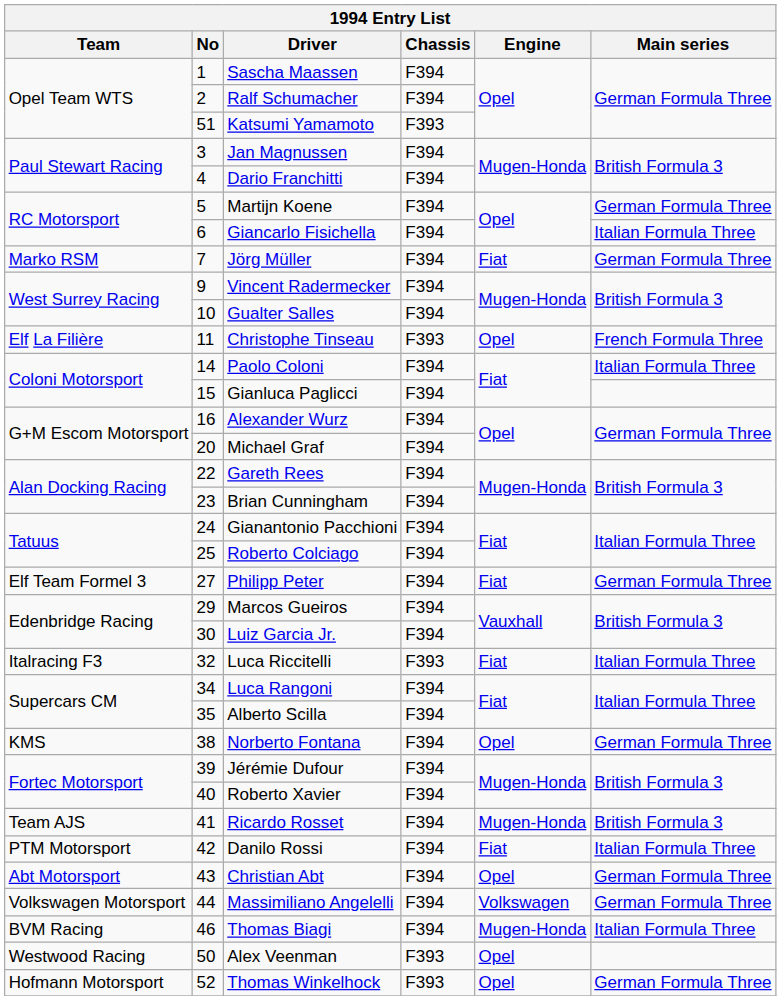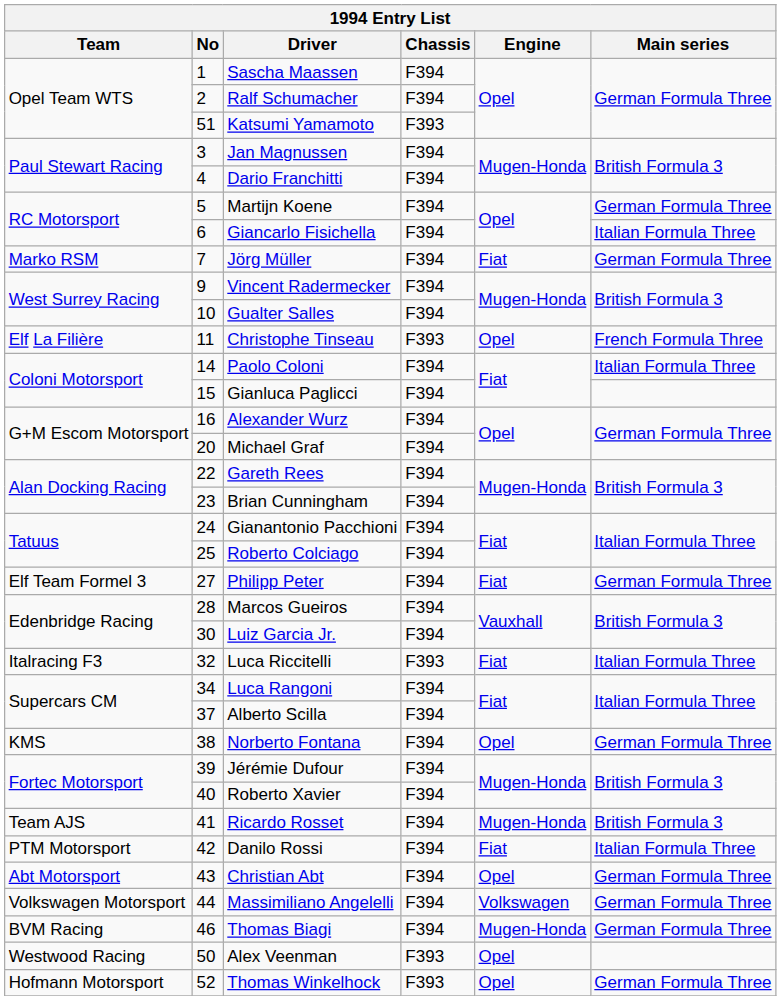(206, 607) 29 -> (206, 607) 28
(206, 714) 35 -> (206, 714) 37
(675, 929) Italian Formula Three -> (683, 929) German Formula Three
